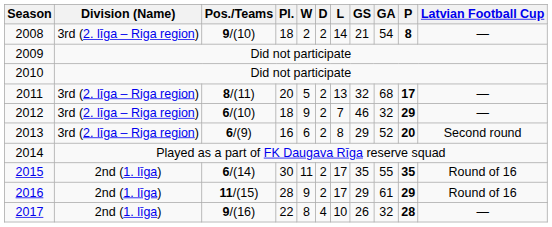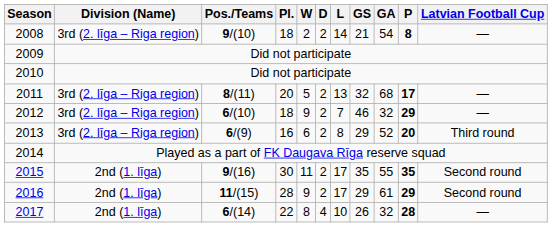(483, 133) Second round -> (483, 133) Third round
(239, 172) 6/(14) -> (239, 172) 9/(16)
(483, 172) Round of 16 -> (483, 172) Second round
(483, 192) Round of 16 -> (483, 192) Second round
(239, 212) 9/(16) -> (239, 212) 6/(14)
